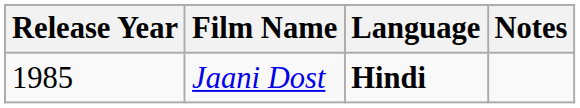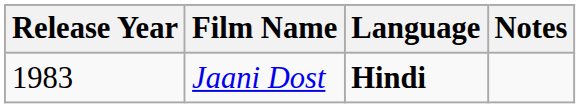(43, 77) 1985 -> (43, 77) 1983
